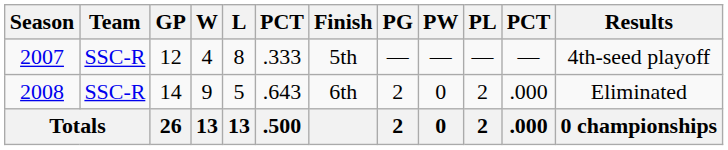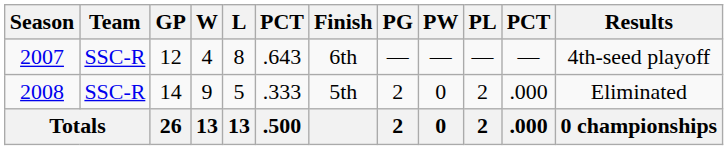(282, 56) .333 -> (282, 56) .643
(343, 56) 5th -> (343, 56) 6th
(282, 91) .643 -> (282, 91) .333
(343, 91) 6th -> (343, 91) 5th
